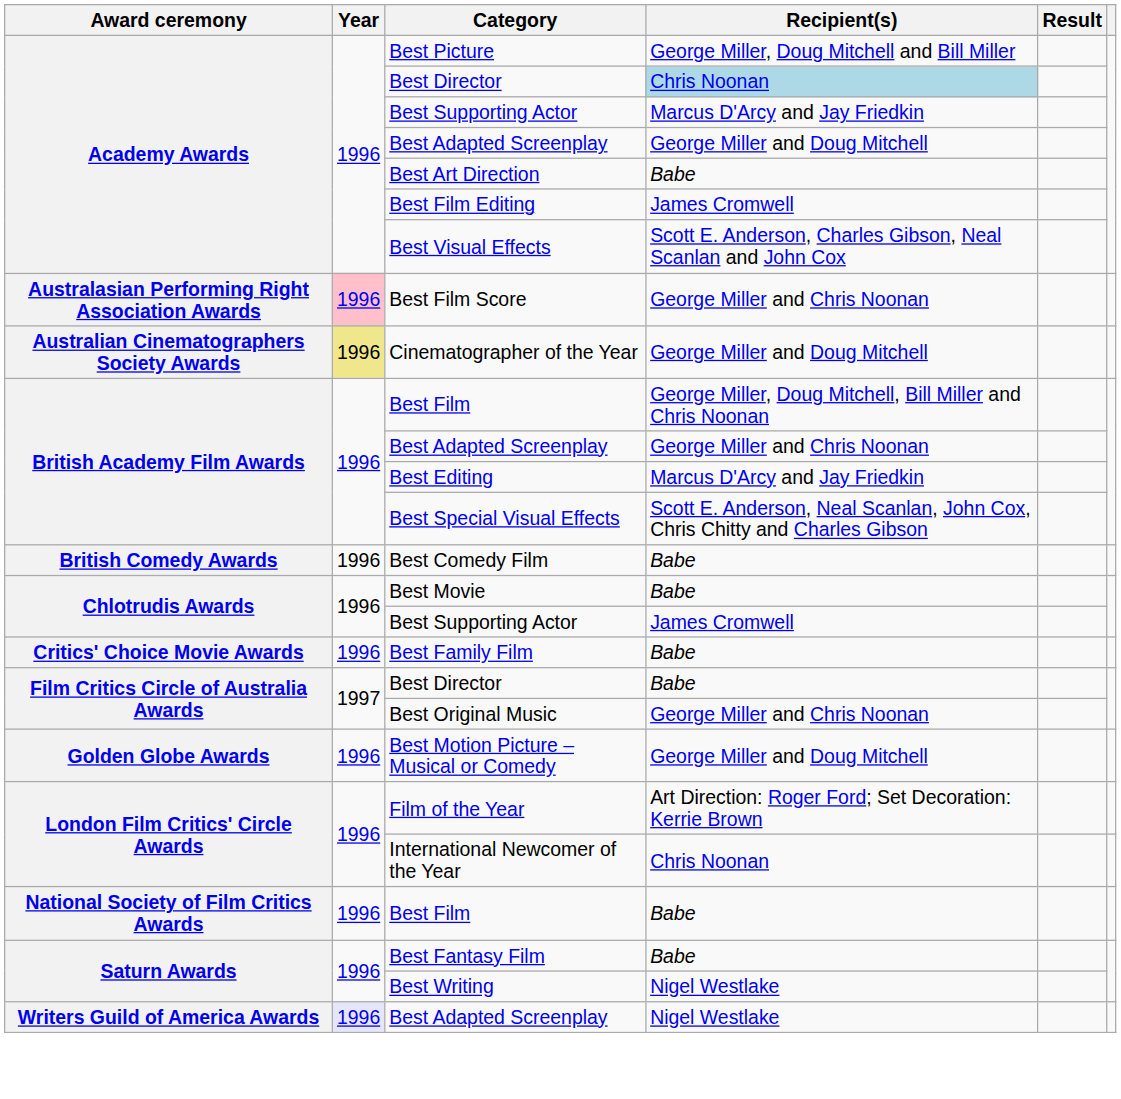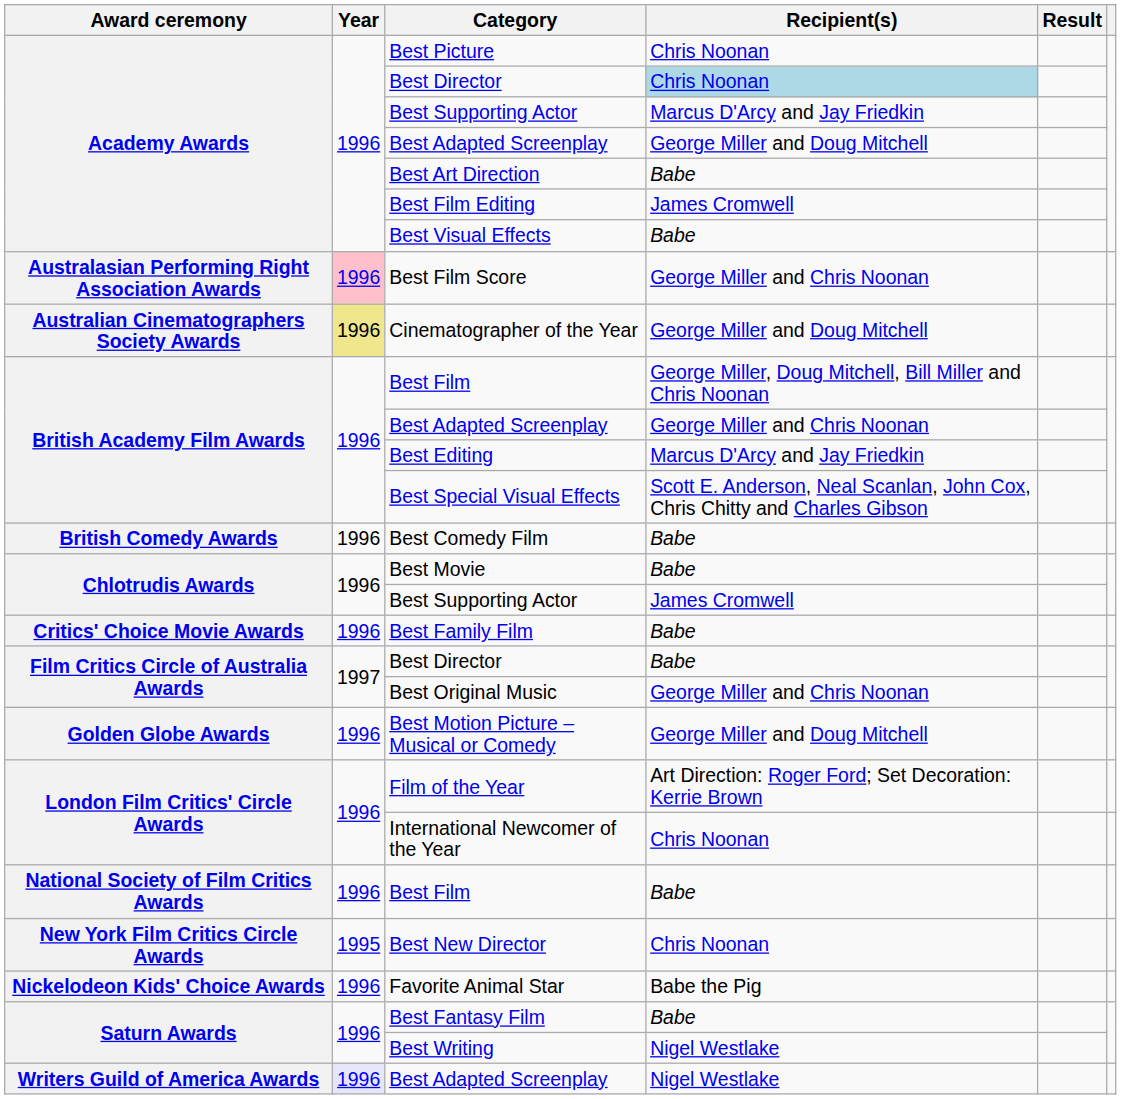(833, 51) George Miller, Doug Mitchell and Bill Miller -> (710, 51) Chris Noonan
(826, 247) Scott E. Anderson, Charles Gibson, Neal Scanlan and John Cox -> (673, 236) Babe
+ row: (169, 944)
+ row: (169, 986)
